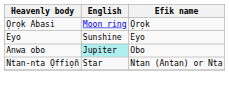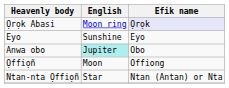(140, 24) no background -> (140, 24) lavender background
+ row: (21, 63)
